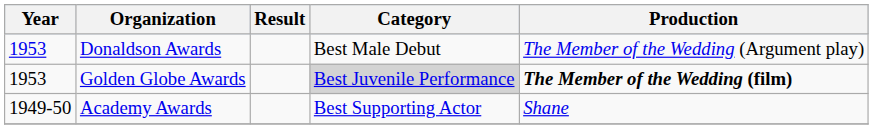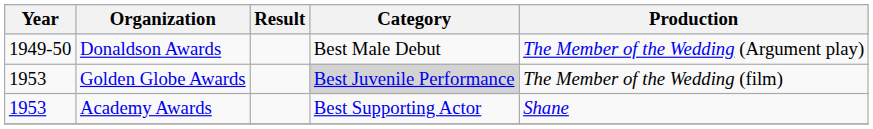(28, 49) 1953 -> (40, 49) 1949-50
(658, 78) bold -> (653, 78) normal
(40, 108) 1949-50 -> (28, 108) 1953
